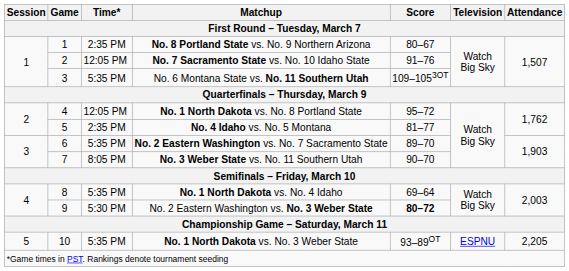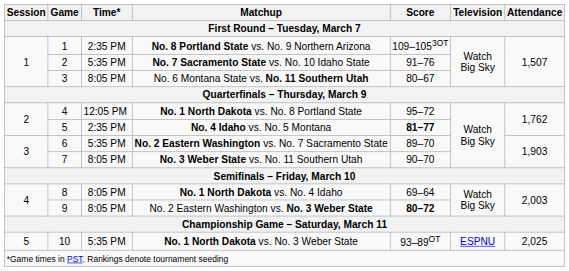(420, 45) 80–67 -> (420, 46) 109–1053OT
(107, 61) 12:05 PM -> (107, 63) 5:35 PM
(107, 78) 5:35 PM -> (107, 79) 8:05 PM
(420, 78) 109–1053OT -> (420, 79) 80–67
(420, 127) normal -> (420, 127) bold
(107, 192) 5:35 PM -> (107, 192) 8:05 PM
(107, 208) 5:30 PM -> (107, 208) 8:05 PM
(535, 241) 2,205 -> (535, 241) 2,025
